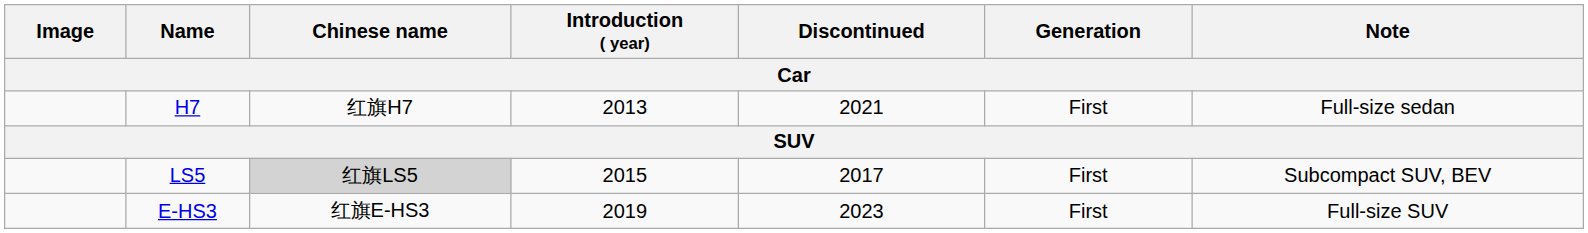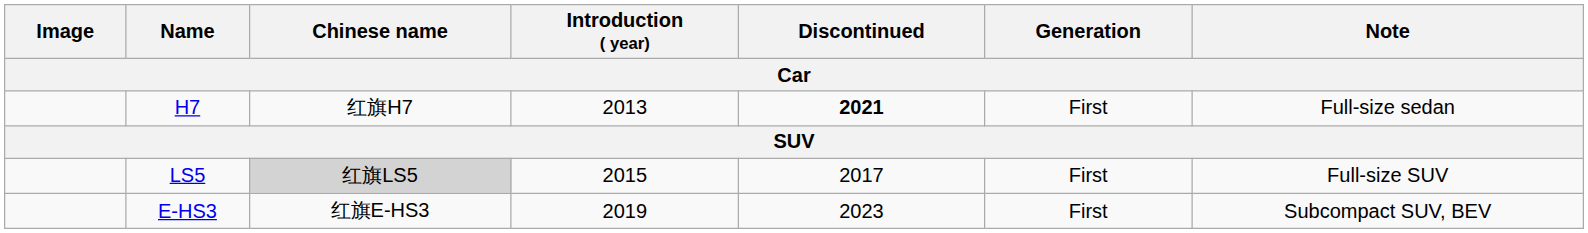(861, 108) normal -> (861, 108) bold
(1388, 175) Subcompact SUV, BEV -> (1388, 175) Full-size SUV
(1388, 210) Full-size SUV -> (1388, 210) Subcompact SUV, BEV
